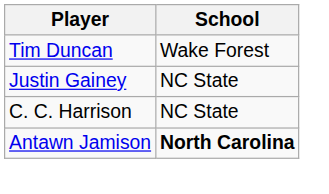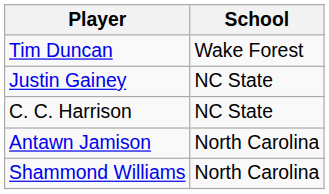(227, 142) bold -> (257, 142) normal
+ row: (97, 173)
